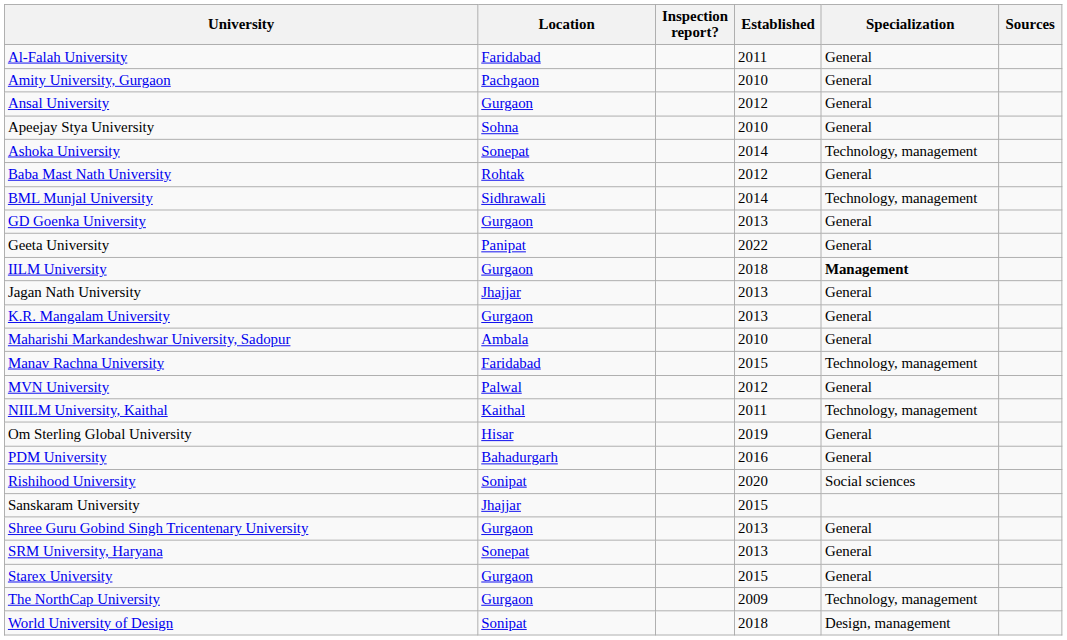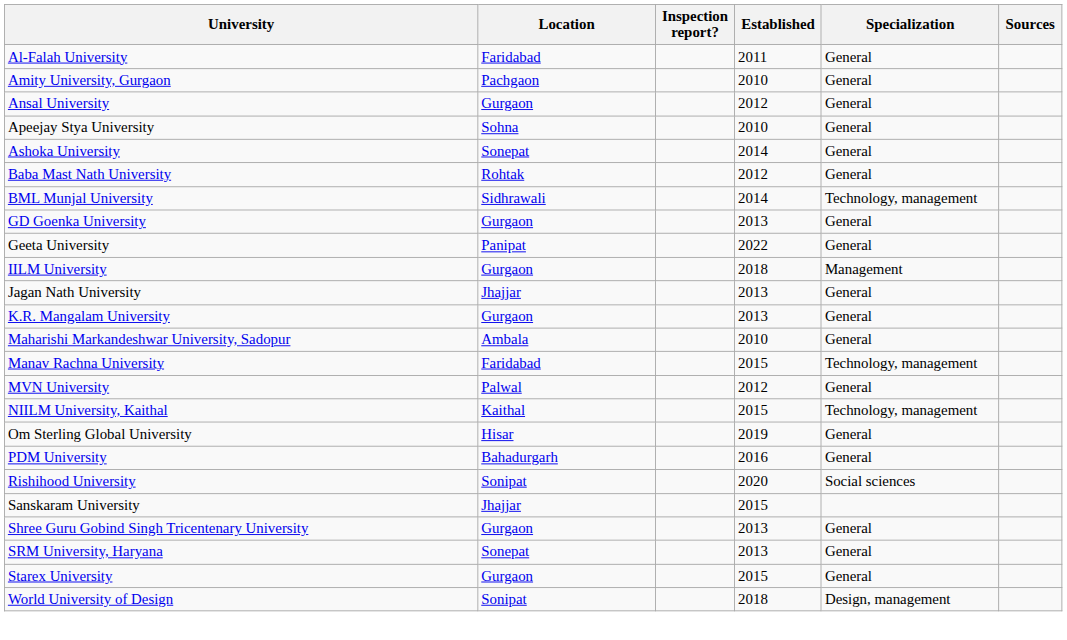(901, 151) Technology, management -> (848, 151) General
(867, 269) bold -> (864, 269) normal
(753, 410) 2011 -> (753, 410) 2015
- row: (84, 599)
